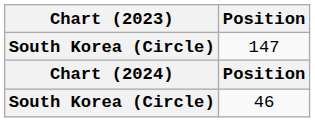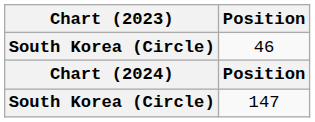rows swapped: (264, 47) <-> (264, 103)
